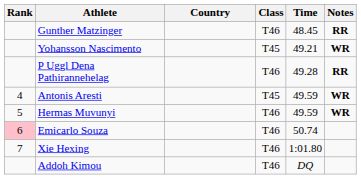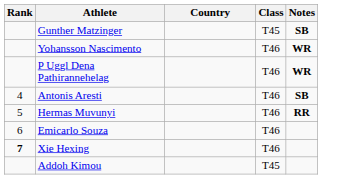- column: (305, 13)
(271, 30) T46 -> (271, 30) T45
(340, 30) RR -> (302, 30) SB
(271, 48) T45 -> (271, 48) T46
(340, 71) RR -> (302, 71) WR
(271, 95) T45 -> (271, 95) T46
(340, 95) WR -> (302, 95) SB
(340, 113) WR -> (302, 113) RR
(20, 130) pink background -> (20, 130) no background
(20, 148) normal -> (20, 148) bold
(271, 165) T46 -> (271, 165) T45
